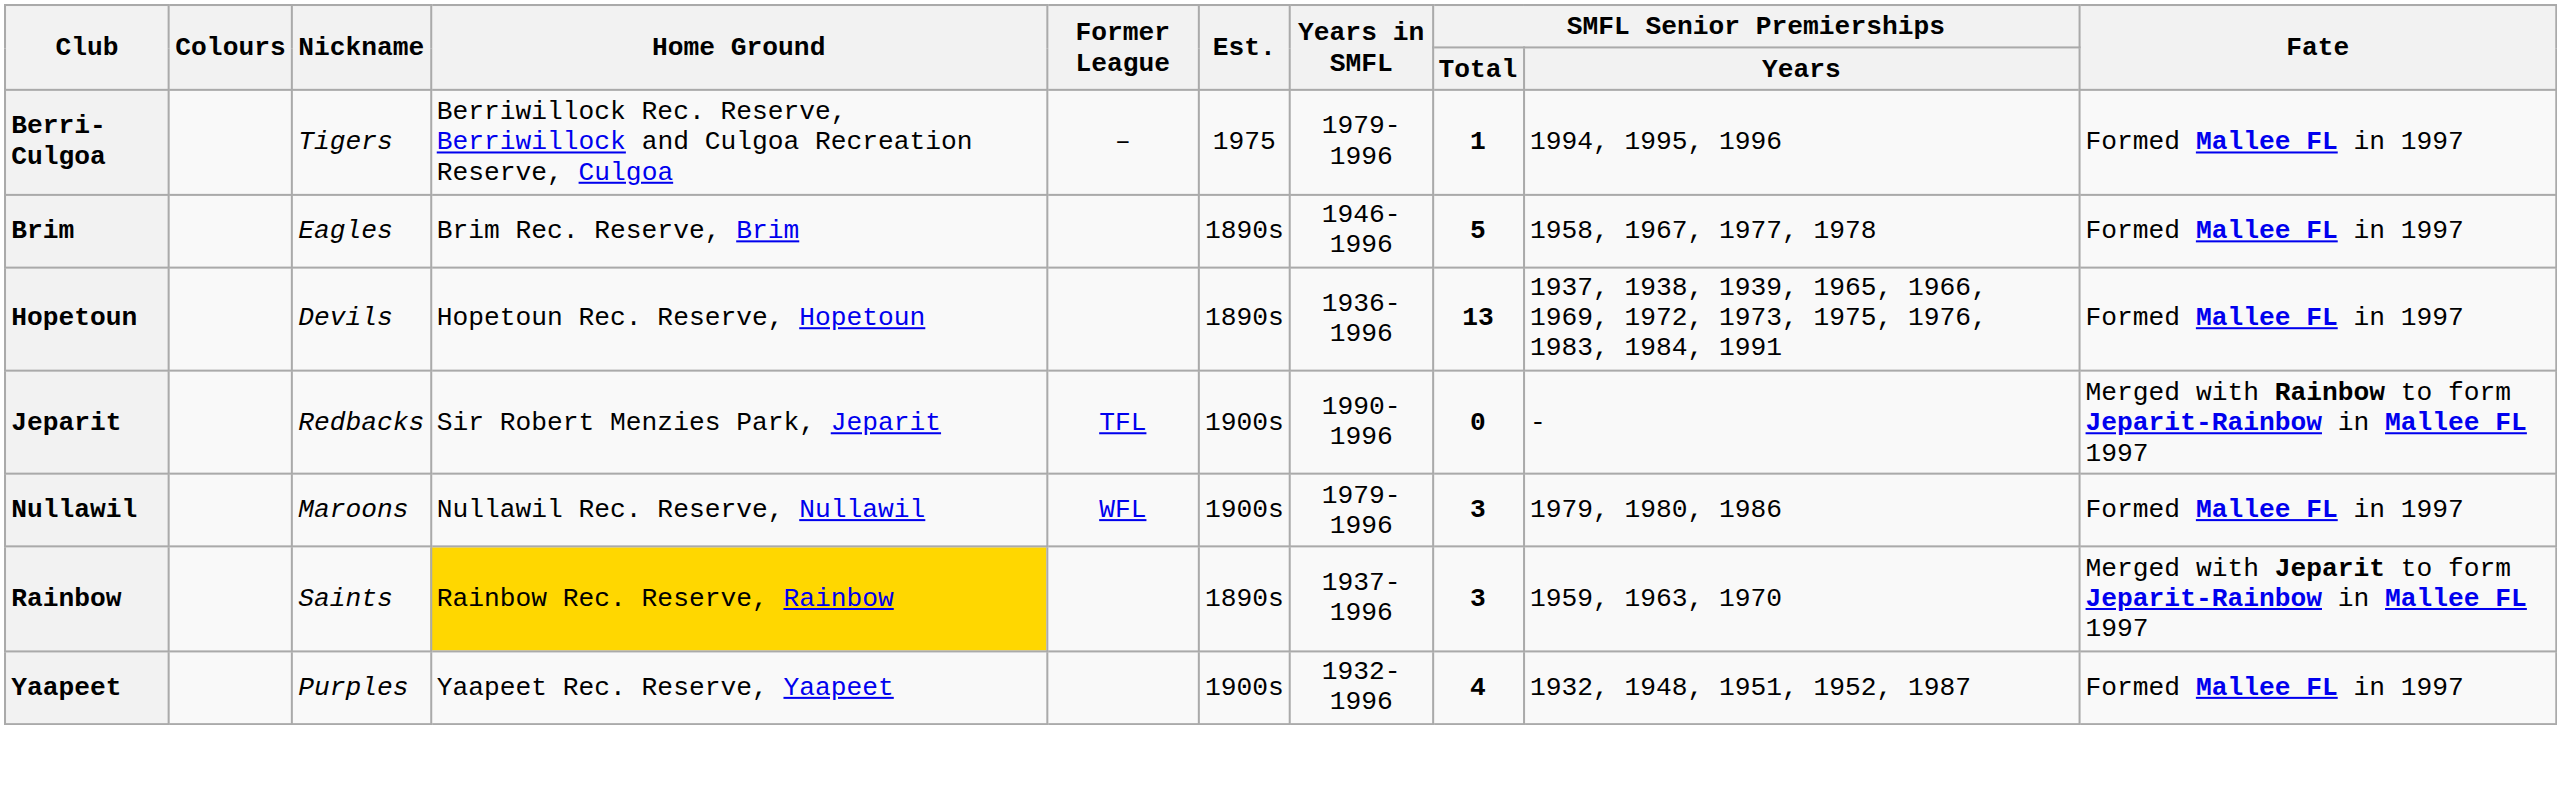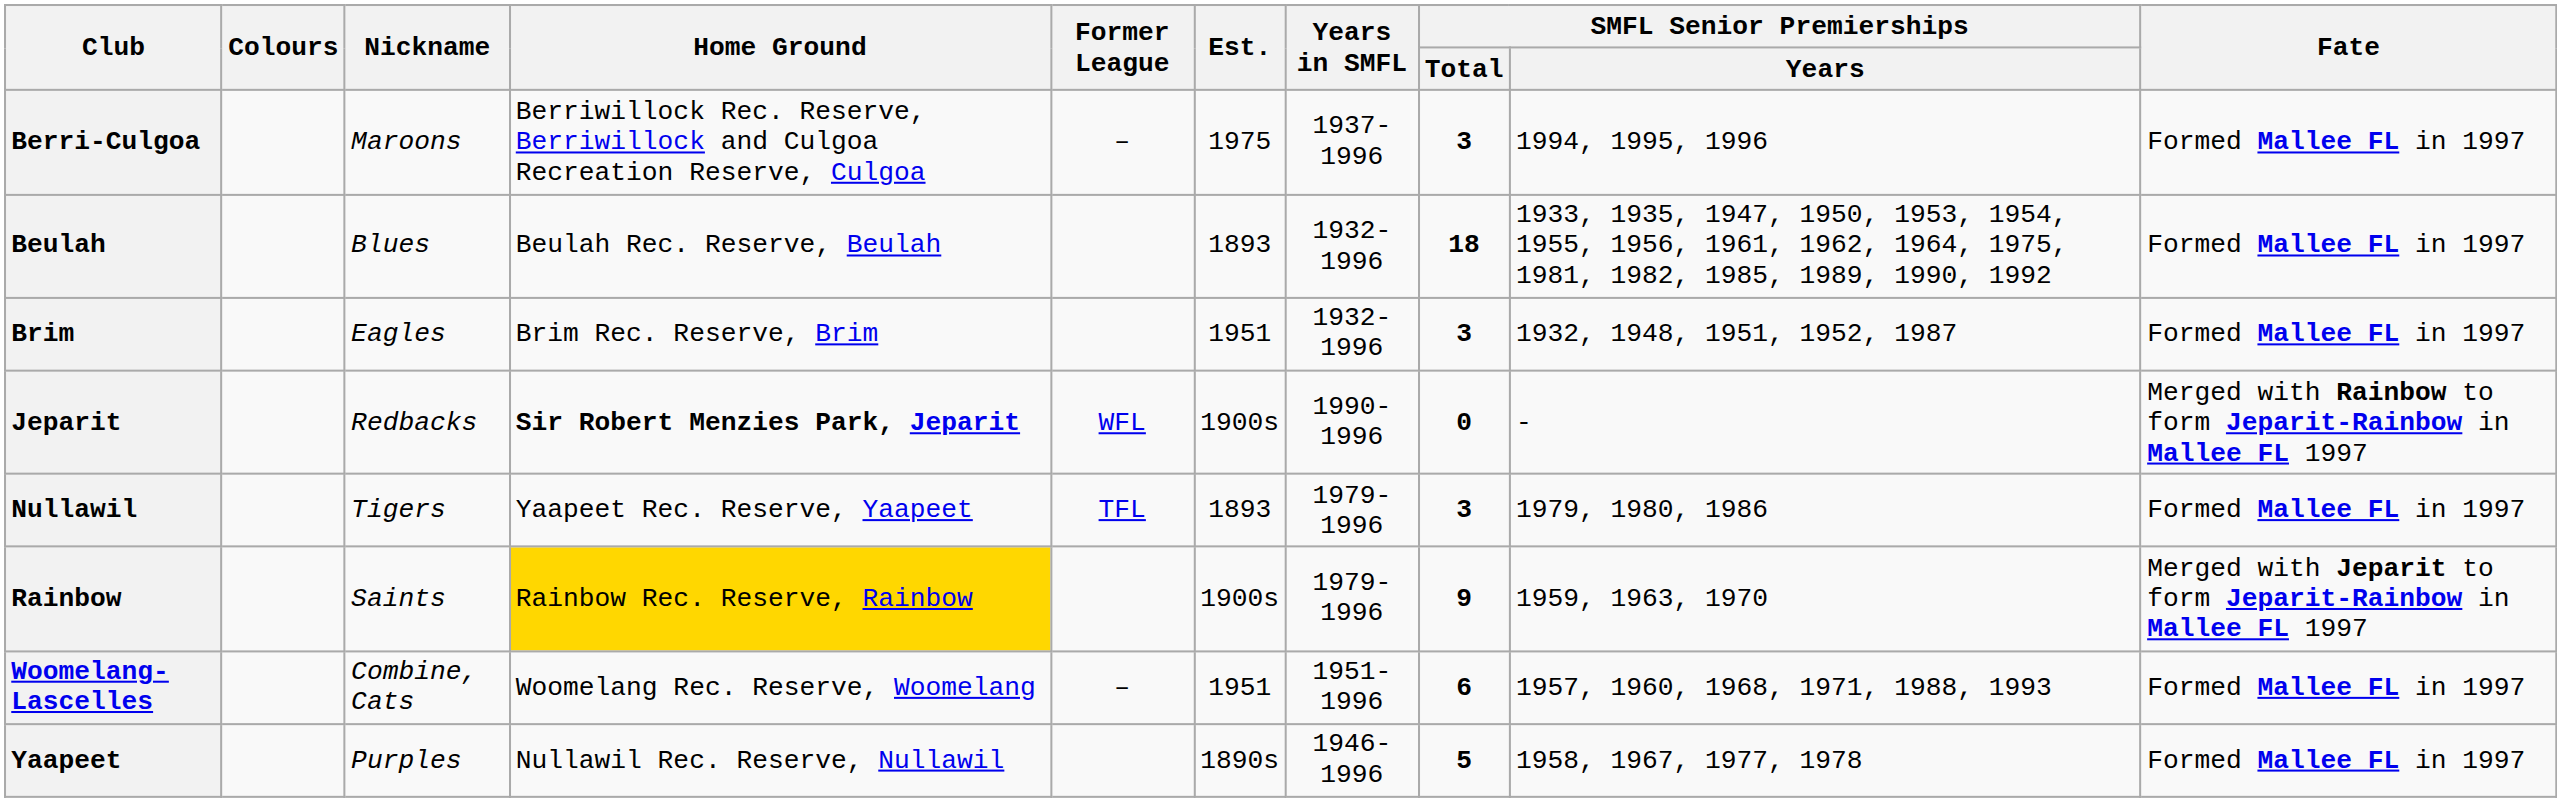(345, 142) Tigers -> (406, 142) Maroons
(1361, 142) 1979-1996 -> (1352, 142) 1937-1996
(1478, 142) 1 -> (1464, 142) 3
+ row: (59, 246)
(1244, 231) 1890s -> (1240, 334) 1951
(1361, 231) 1946-1996 -> (1352, 334) 1932-1996
(1478, 231) 5 -> (1464, 334) 3
(1703, 231) 1958, 1967, 1977, 1978 -> (1737, 334) 1932, 1948, 1951, 1952, 1987
- row: (74, 319)
(689, 422) normal -> (768, 422) bold
(1123, 422) TFL -> (1122, 422) WFL
(353, 510) Maroons -> (398, 510) Tigers
(681, 510) Nullawil Rec. Reserve, Nullawil -> (744, 510) Yaapeet Rec. Reserve, Yaapeet
(1123, 510) WFL -> (1122, 510) TFL
(1244, 510) 1900s -> (1240, 510) 1893
(1244, 599) 1890s -> (1240, 599) 1900s
(1361, 599) 1937-1996 -> (1352, 599) 1979-1996
(1478, 599) 3 -> (1464, 599) 9
+ row: (90, 687)
(665, 687) Yaapeet Rec. Reserve, Yaapeet -> (760, 760) Nullawil Rec. Reserve, Nullawil
(1244, 687) 1900s -> (1240, 760) 1890s
(1361, 687) 1932-1996 -> (1352, 760) 1946-1996
(1478, 687) 4 -> (1464, 760) 5
(1751, 687) 1932, 1948, 1951, 1952, 1987 -> (1689, 760) 1958, 1967, 1977, 1978
